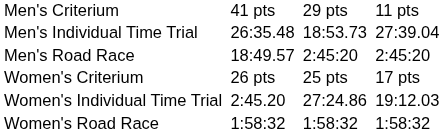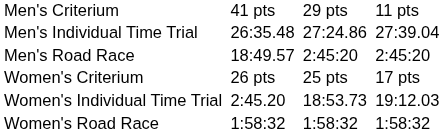(335, 33) 18:53.73 -> (335, 33) 27:24.86
(335, 100) 27:24.86 -> (335, 100) 18:53.73
